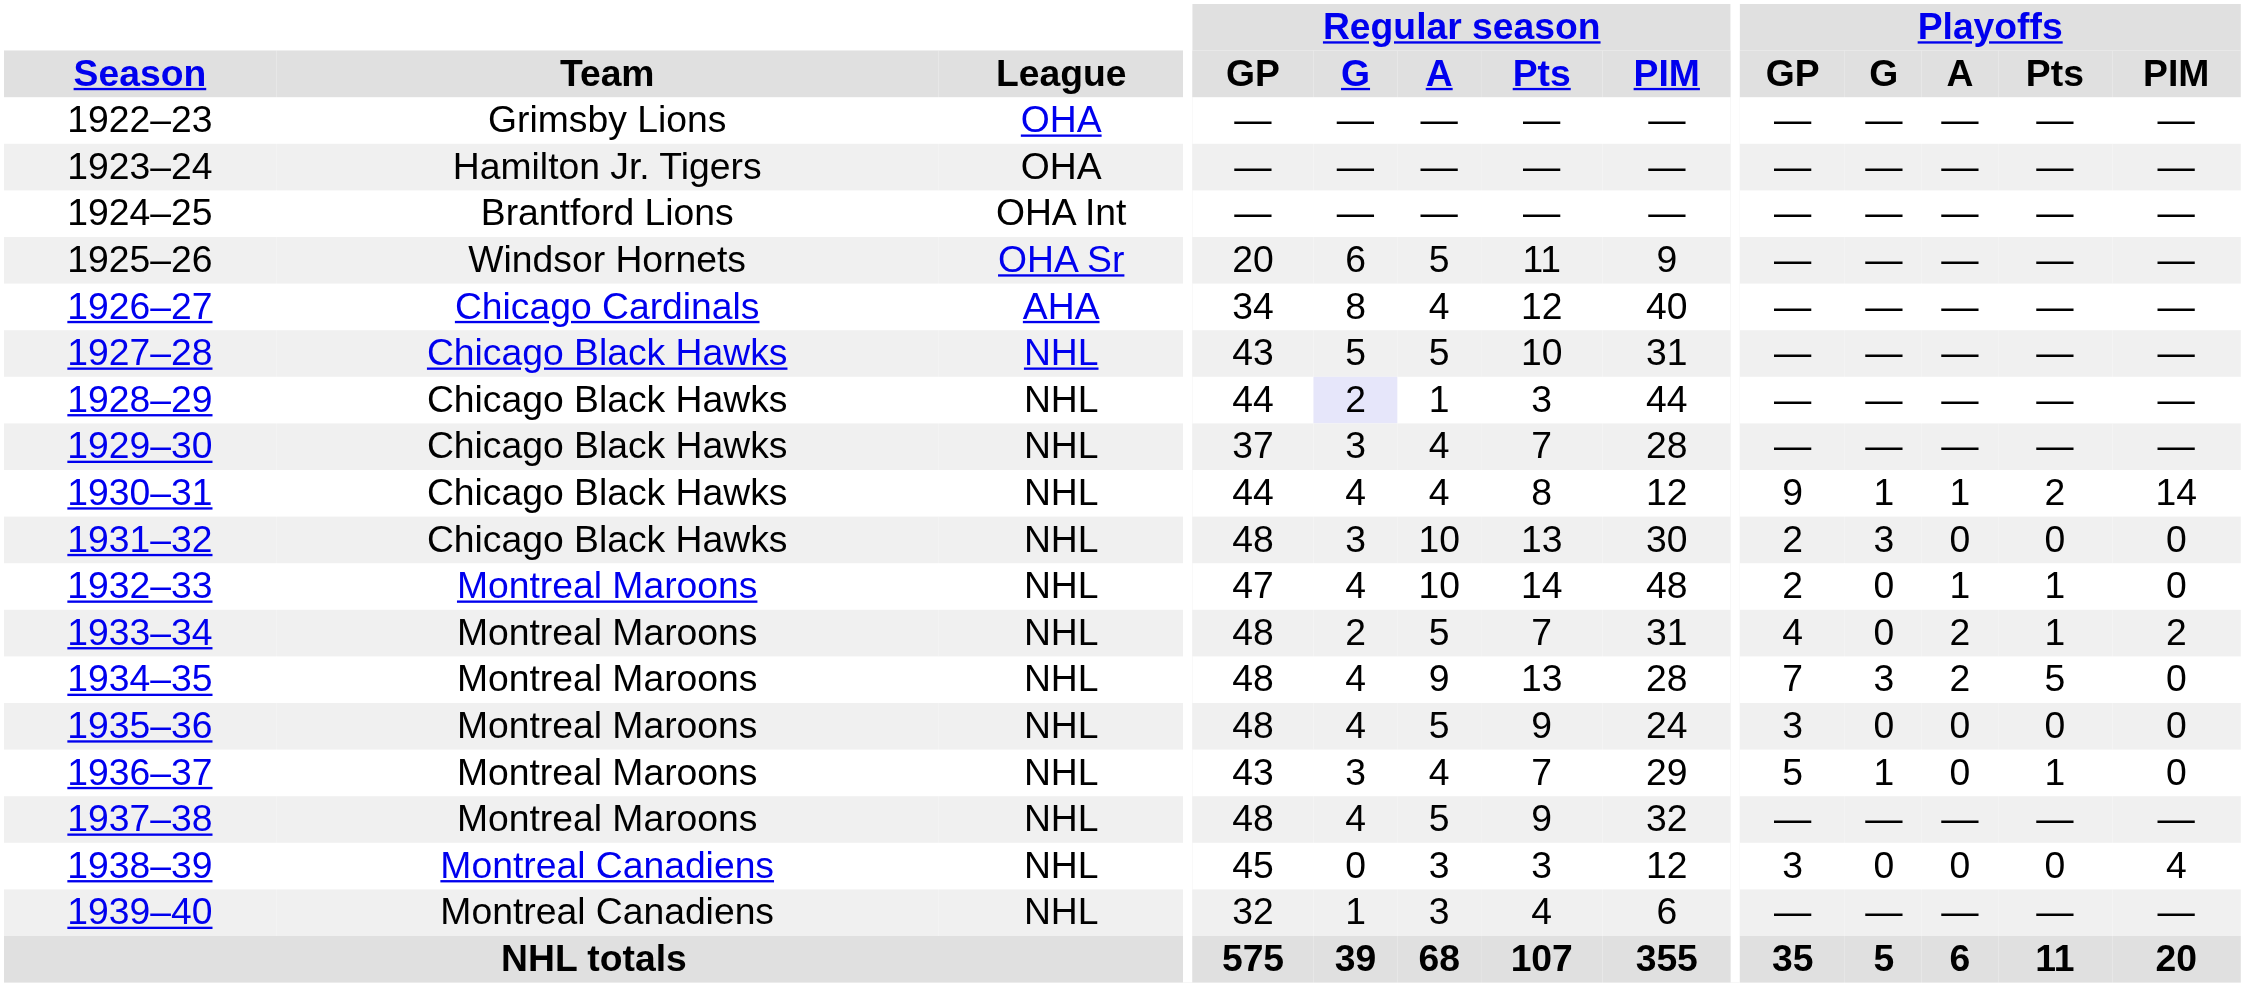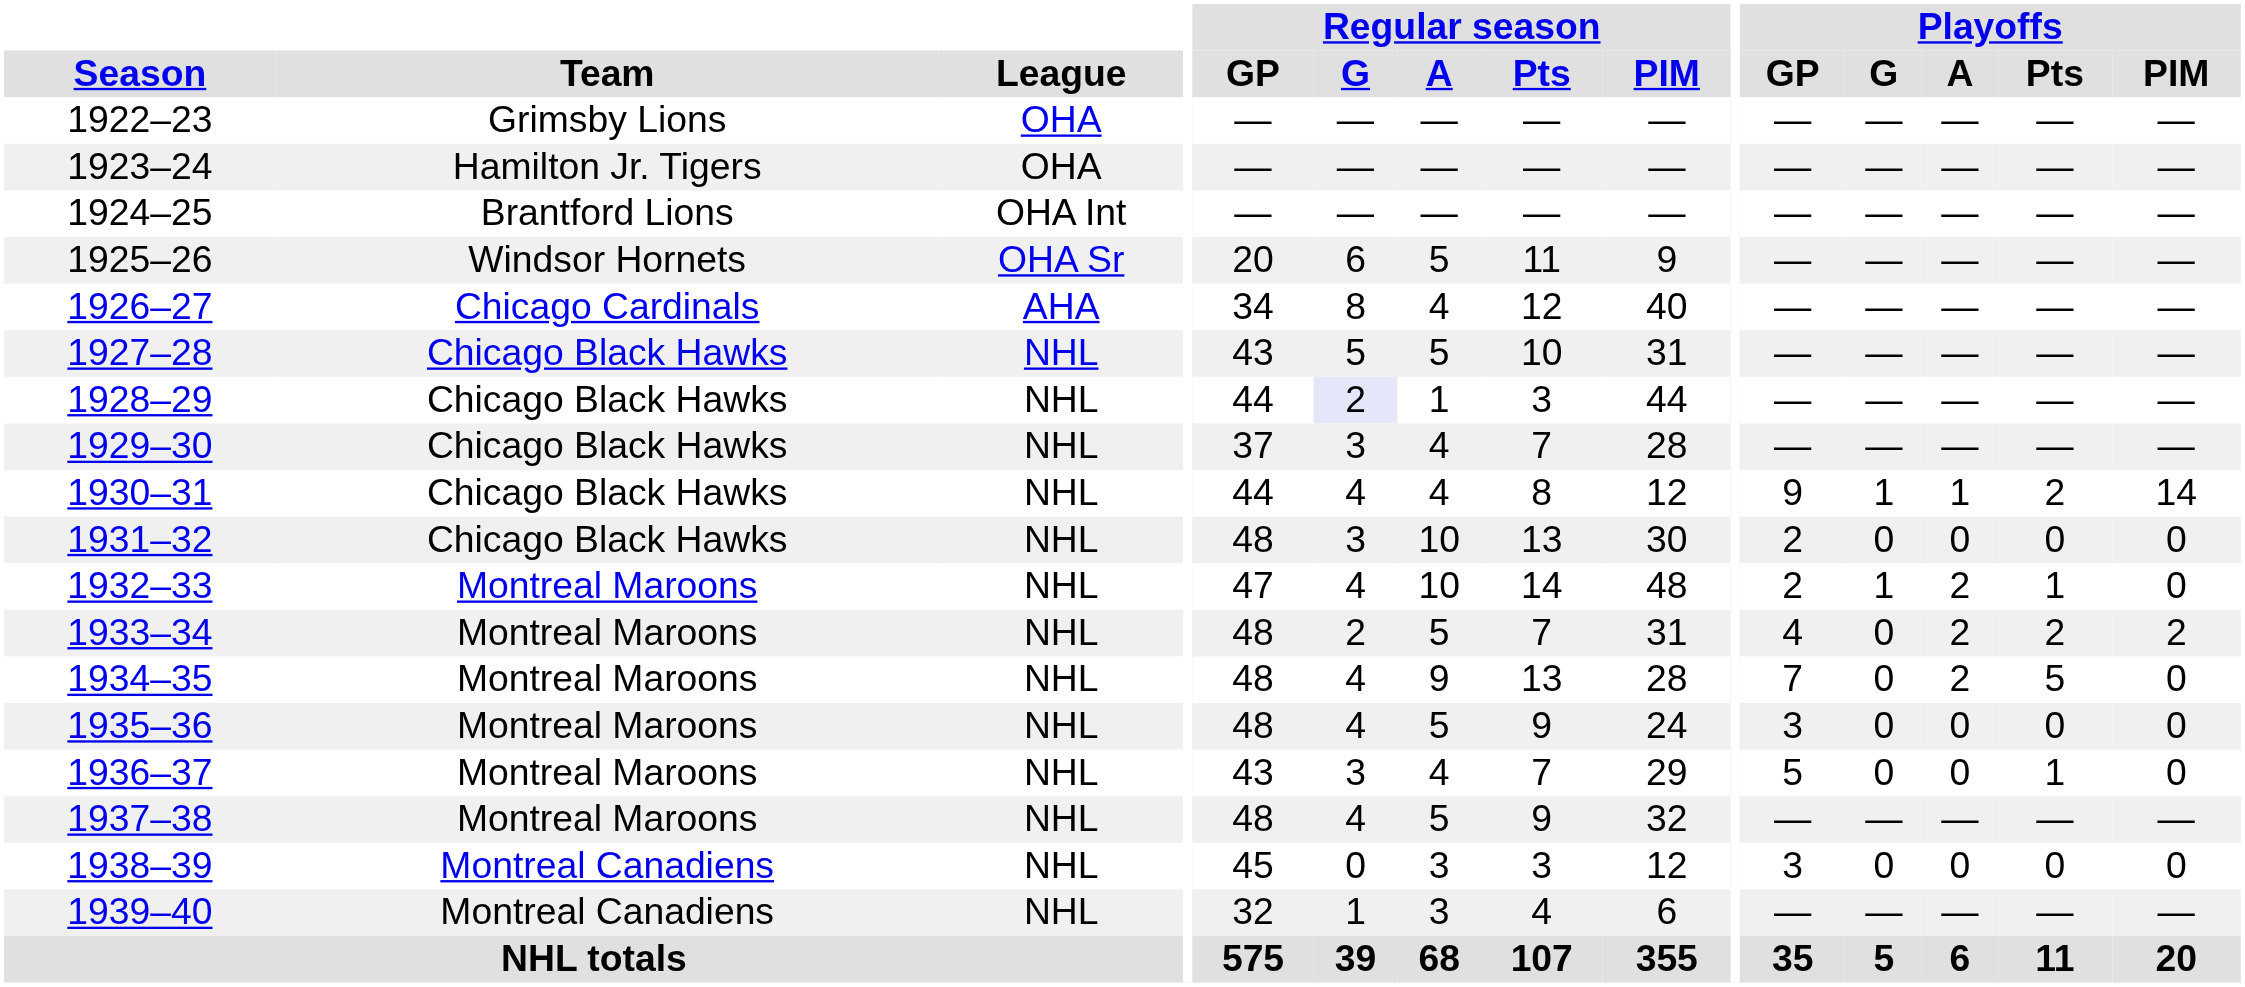(1884, 539) 3 -> (1884, 539) 0
(1884, 585) 0 -> (1884, 585) 1
(1960, 585) 1 -> (1960, 585) 2
(2055, 632) 1 -> (2055, 632) 2
(1884, 679) 3 -> (1884, 679) 0
(1884, 772) 1 -> (1884, 772) 0
(2176, 865) 4 -> (2176, 865) 0
